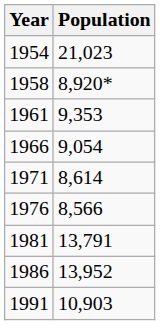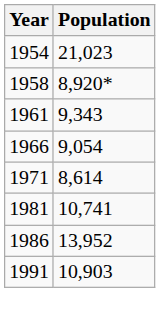(80, 114) 9,353 -> (80, 114) 9,343
- row: (29, 209)
(85, 240) 13,791 -> (85, 209) 10,741
